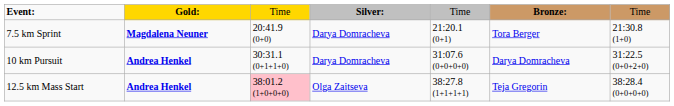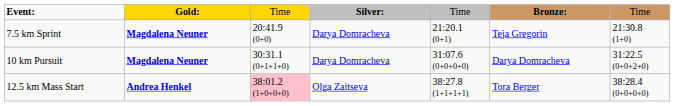(516, 33) Tora Berger -> (520, 33) Teja Gregorin
(159, 60) Andrea Henkel -> (167, 60) Magdalena Neuner
(520, 87) Teja Gregorin -> (516, 87) Tora Berger
